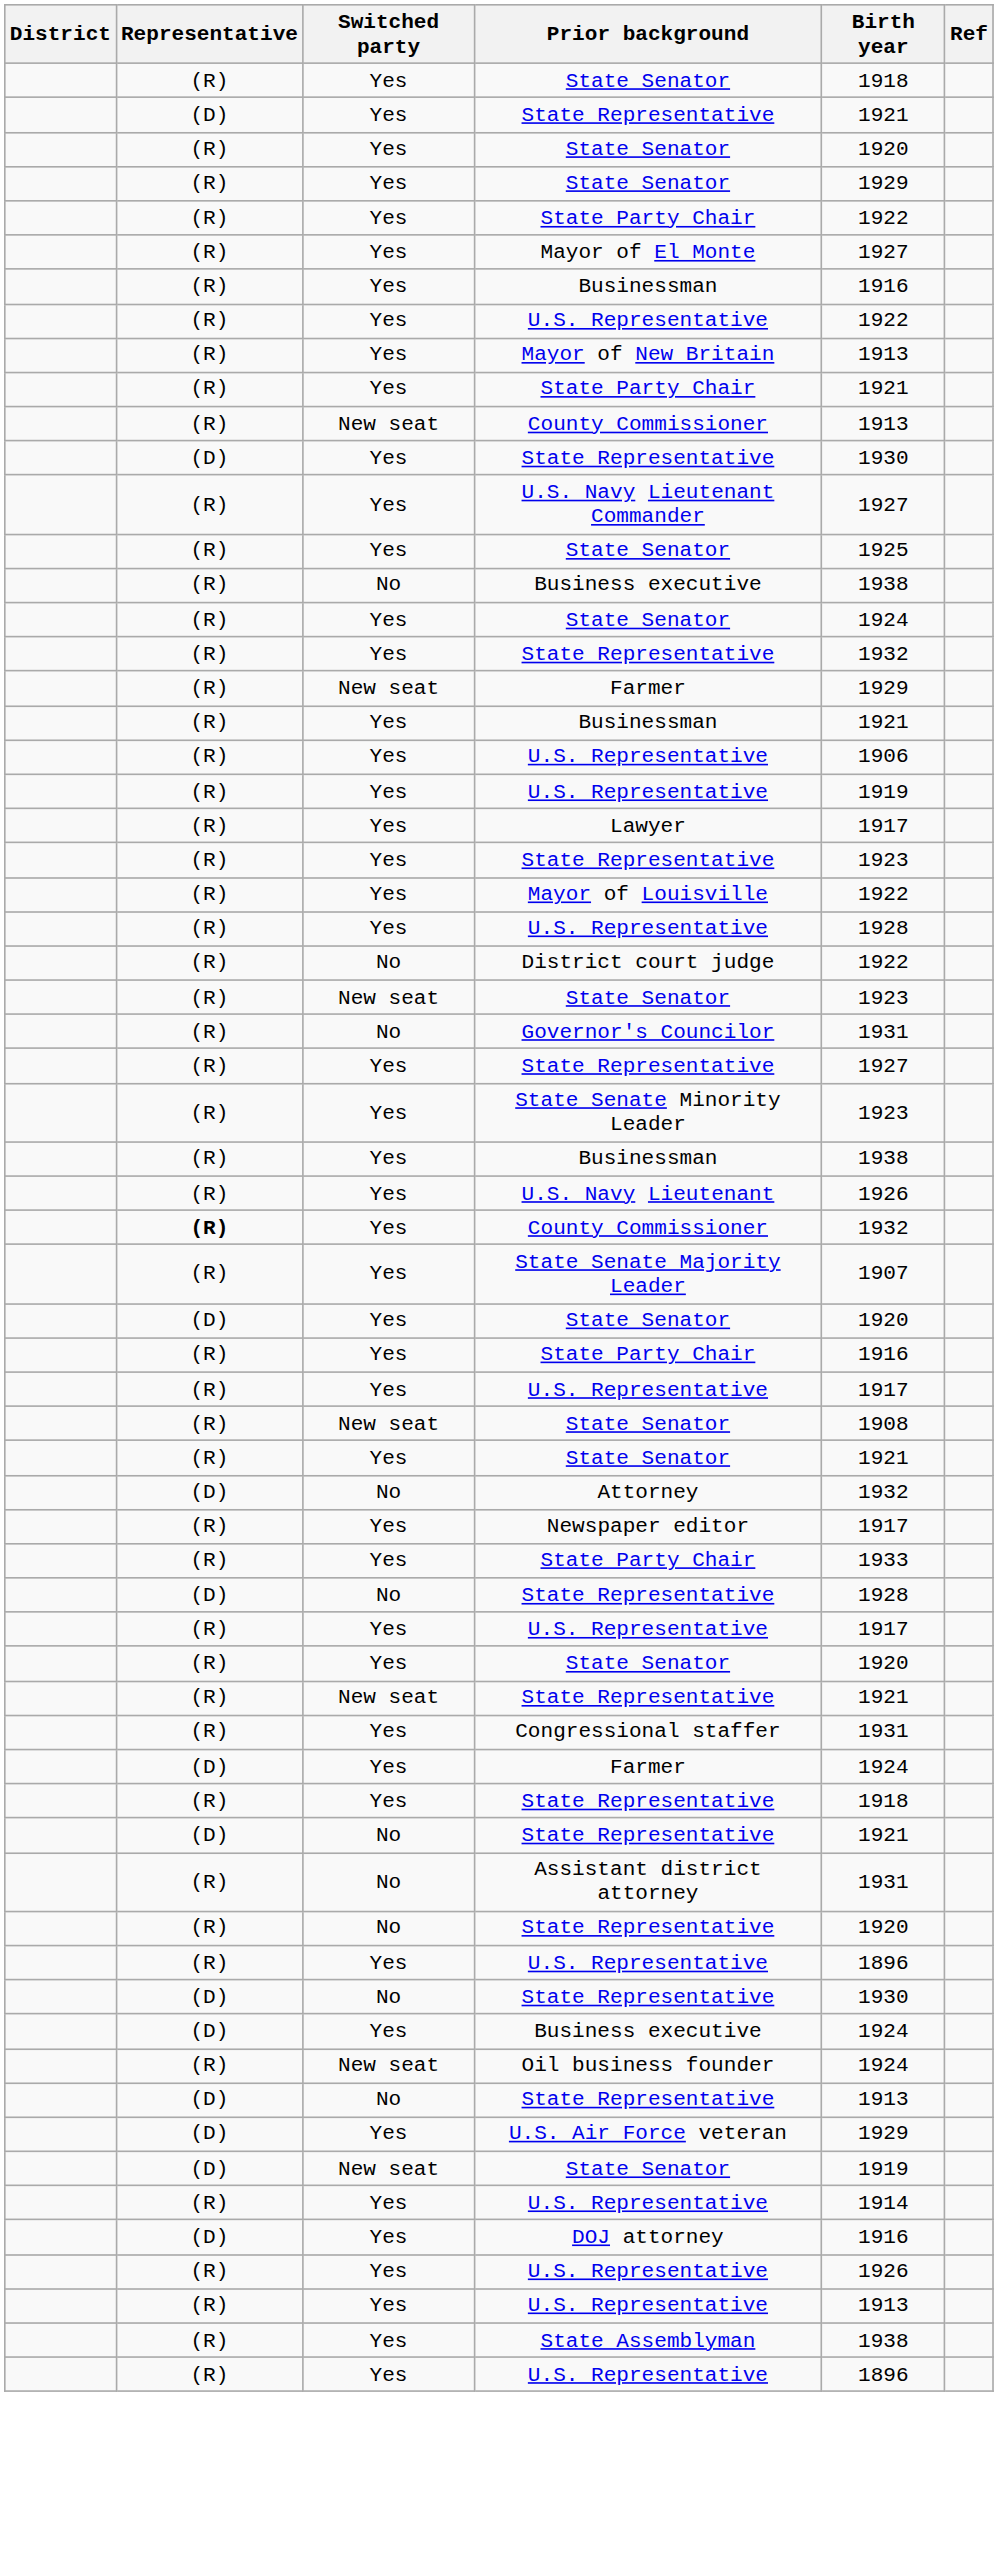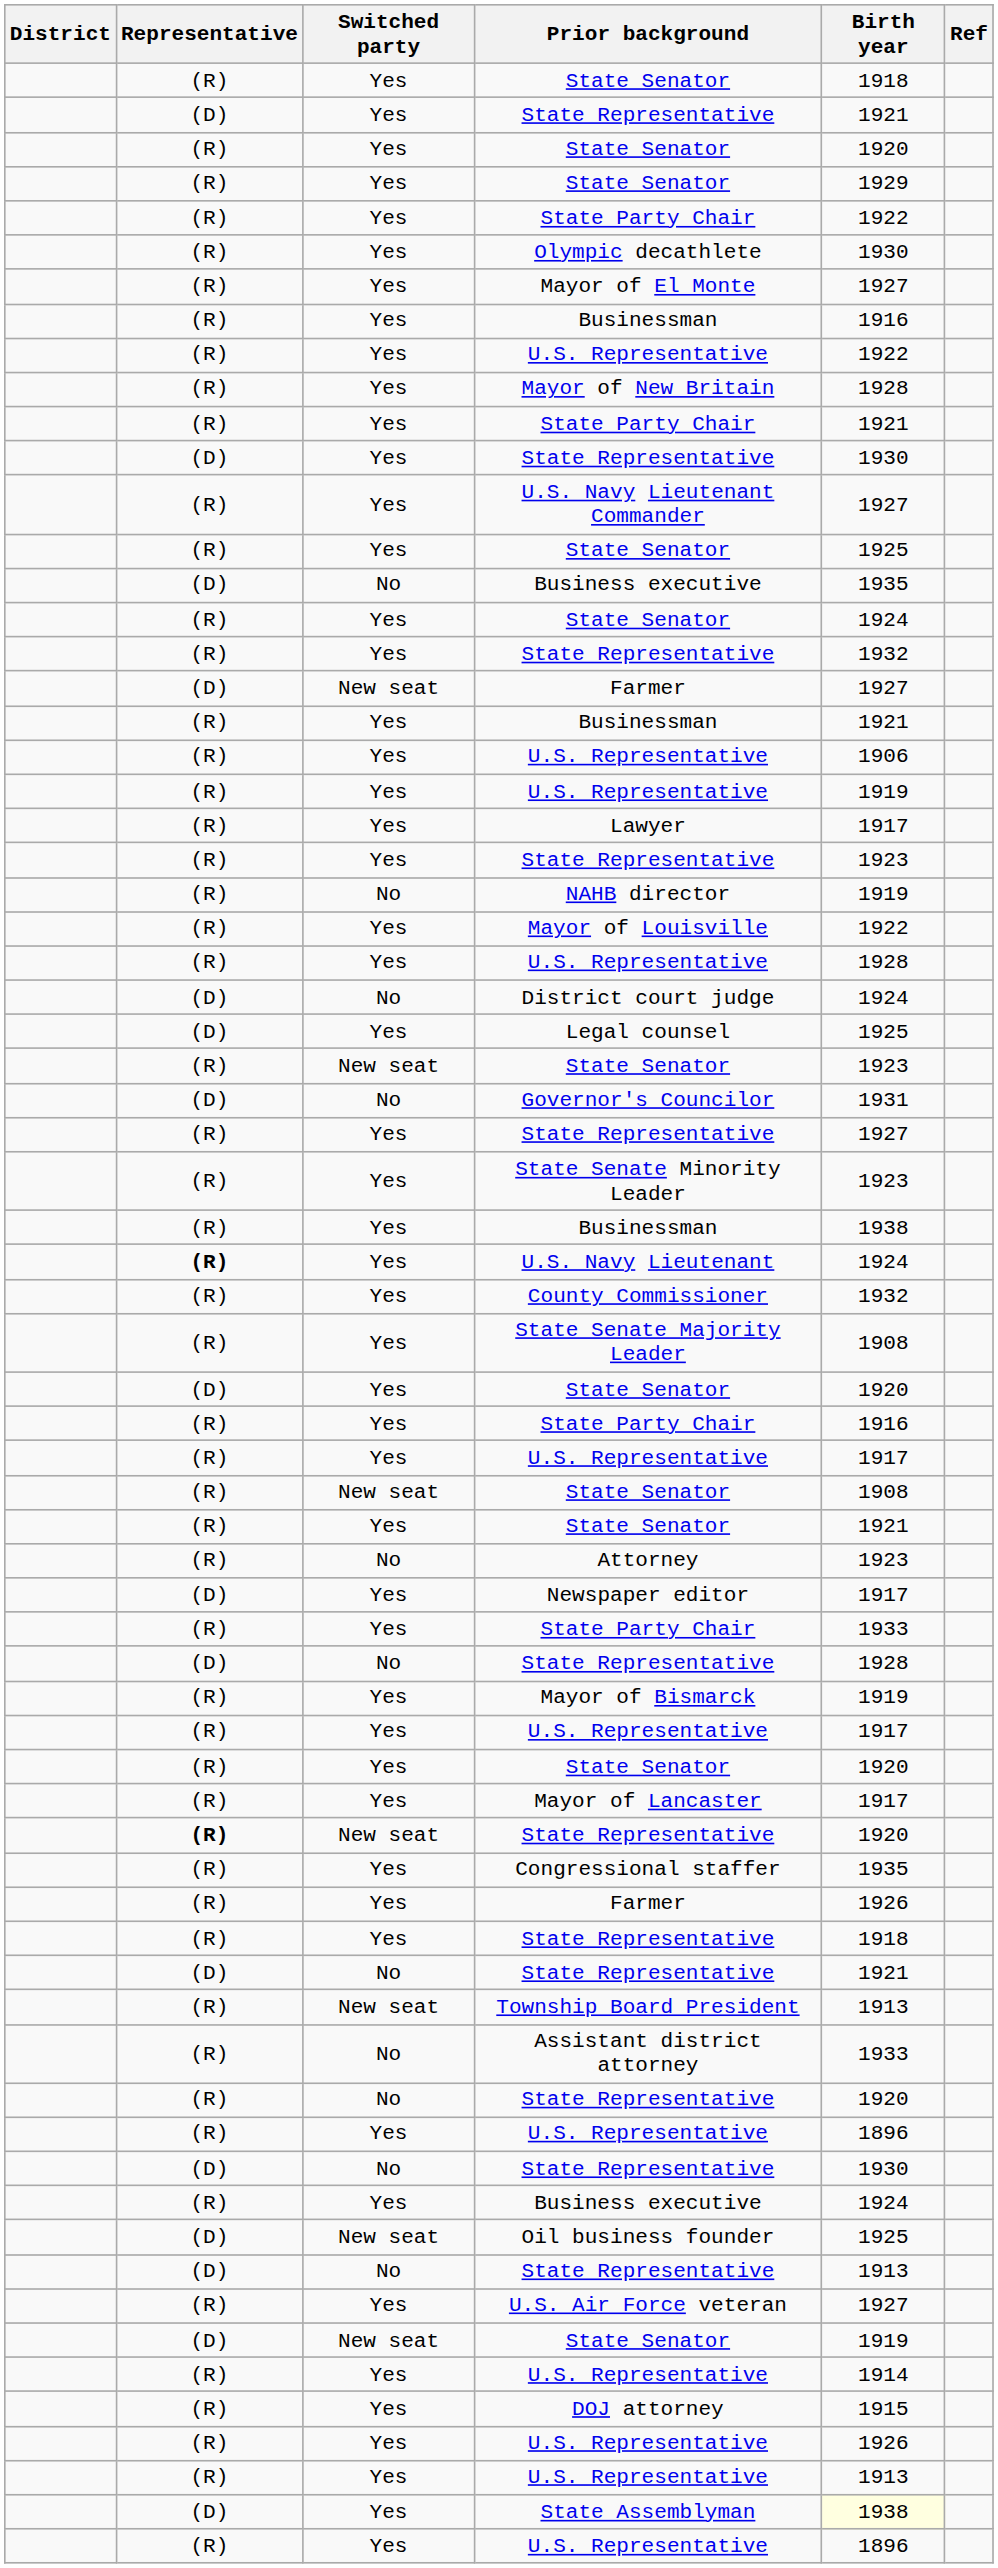+ row: (389, 252)
(883, 355) 1913 -> (883, 390) 1928
- row: (389, 424)
(209, 585) (R) -> (209, 585) (D)
(883, 585) 1938 -> (883, 585) 1935
(209, 688) (R) -> (209, 688) (D)
(883, 688) 1929 -> (883, 688) 1927
+ row: (389, 894)
(209, 963) (R) -> (209, 997) (D)
(883, 963) 1922 -> (883, 997) 1924
+ row: (389, 1032)
(209, 1032) (R) -> (209, 1100) (D)
(209, 1193) normal -> (209, 1262) bold
(883, 1193) 1926 -> (883, 1262) 1924
(209, 1228) bold -> (209, 1296) normal
(883, 1274) 1907 -> (883, 1343) 1908
(209, 1492) (D) -> (209, 1561) (R)
(883, 1492) 1932 -> (883, 1561) 1923
(209, 1526) (R) -> (209, 1595) (D)
+ row: (389, 1698)
+ row: (389, 1801)
(209, 1698) normal -> (209, 1835) bold
(883, 1698) 1921 -> (883, 1835) 1920
(883, 1732) 1931 -> (883, 1870) 1935
(209, 1767) (D) -> (209, 1904) (R)
(883, 1767) 1924 -> (883, 1904) 1926
+ row: (389, 2007)
(883, 1882) 1931 -> (883, 2053) 1933
(209, 2031) (D) -> (209, 2203) (R)
(209, 2066) (R) -> (209, 2237) (D)
(883, 2066) 1924 -> (883, 2237) 1925
(209, 2134) (D) -> (209, 2306) (R)
(883, 2134) 1929 -> (883, 2306) 1927
(209, 2237) (D) -> (209, 2409) (R)
(883, 2237) 1916 -> (883, 2409) 1915
(209, 2340) (R) -> (209, 2512) (D)
(883, 2340) no background -> (883, 2512) lightyellow background
